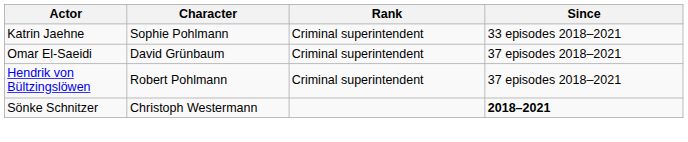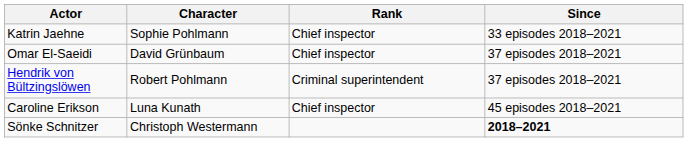(358, 34) Criminal superintendent -> (333, 34) Chief inspector
(358, 53) Criminal superintendent -> (333, 53) Chief inspector
+ row: (53, 107)
